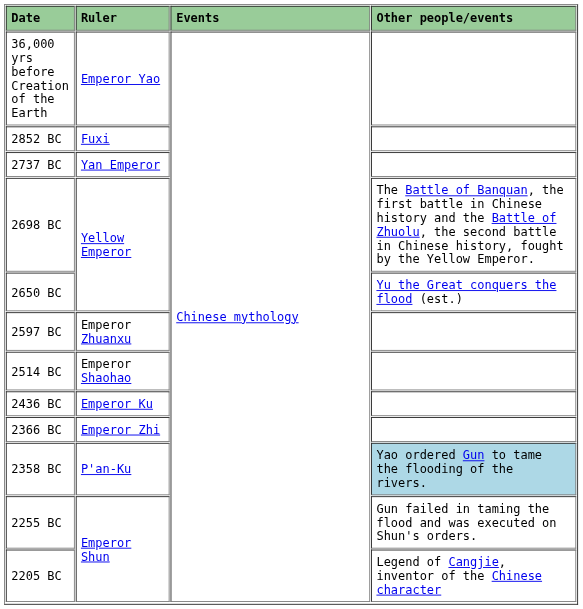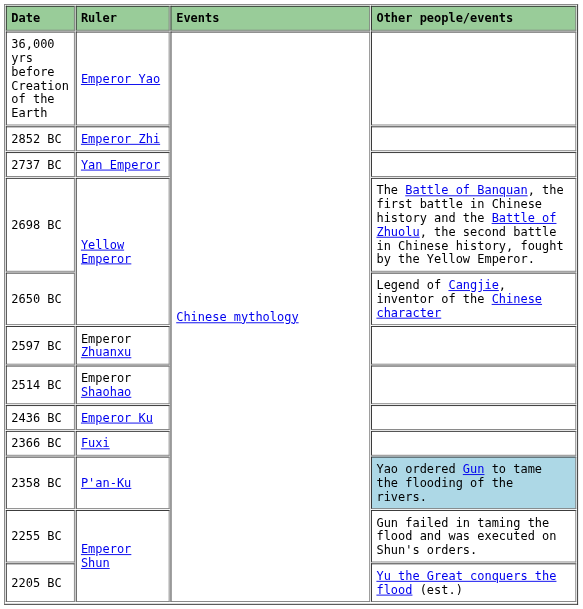(95, 139) Fuxi -> (121, 139) Emperor Zhi
(466, 292) Yu the Great conquers the flood (est.) -> (459, 299) Legend of Cangjie, inventor of the Chinese character
(121, 430) Emperor Zhi -> (95, 443) Fuxi
(459, 576) Legend of Cangjie, inventor of the Chinese character -> (466, 583) Yu the Great conquers the flood (est.)
